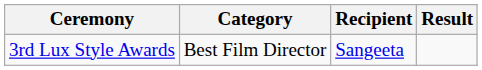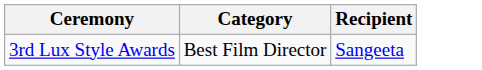- column: (447, 19)
